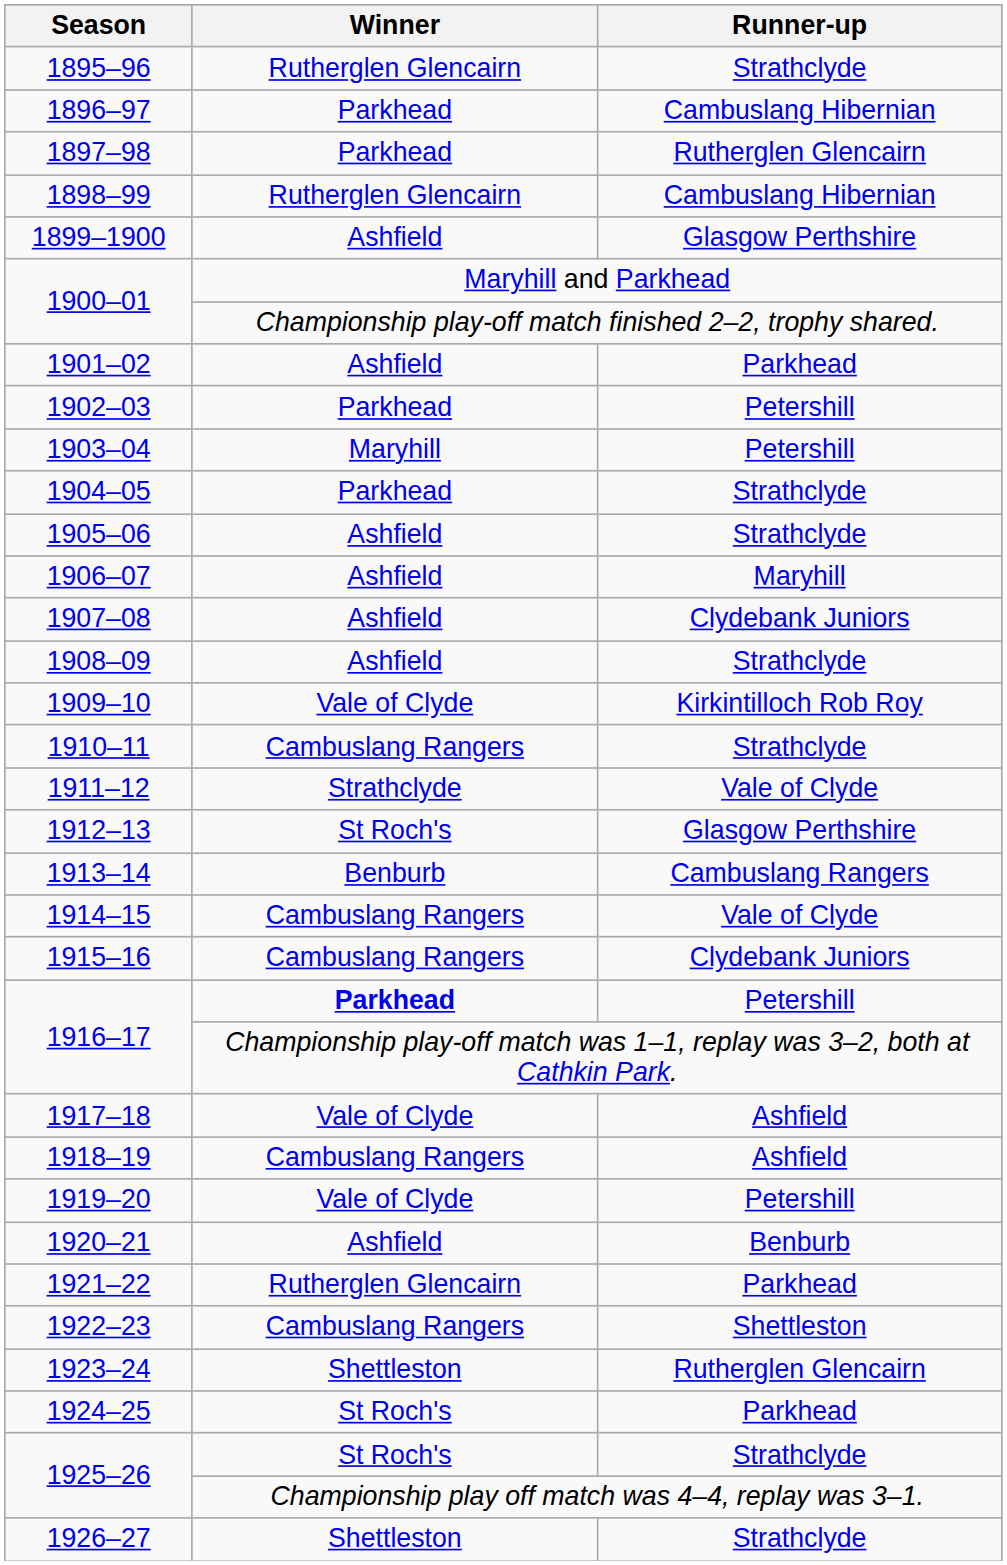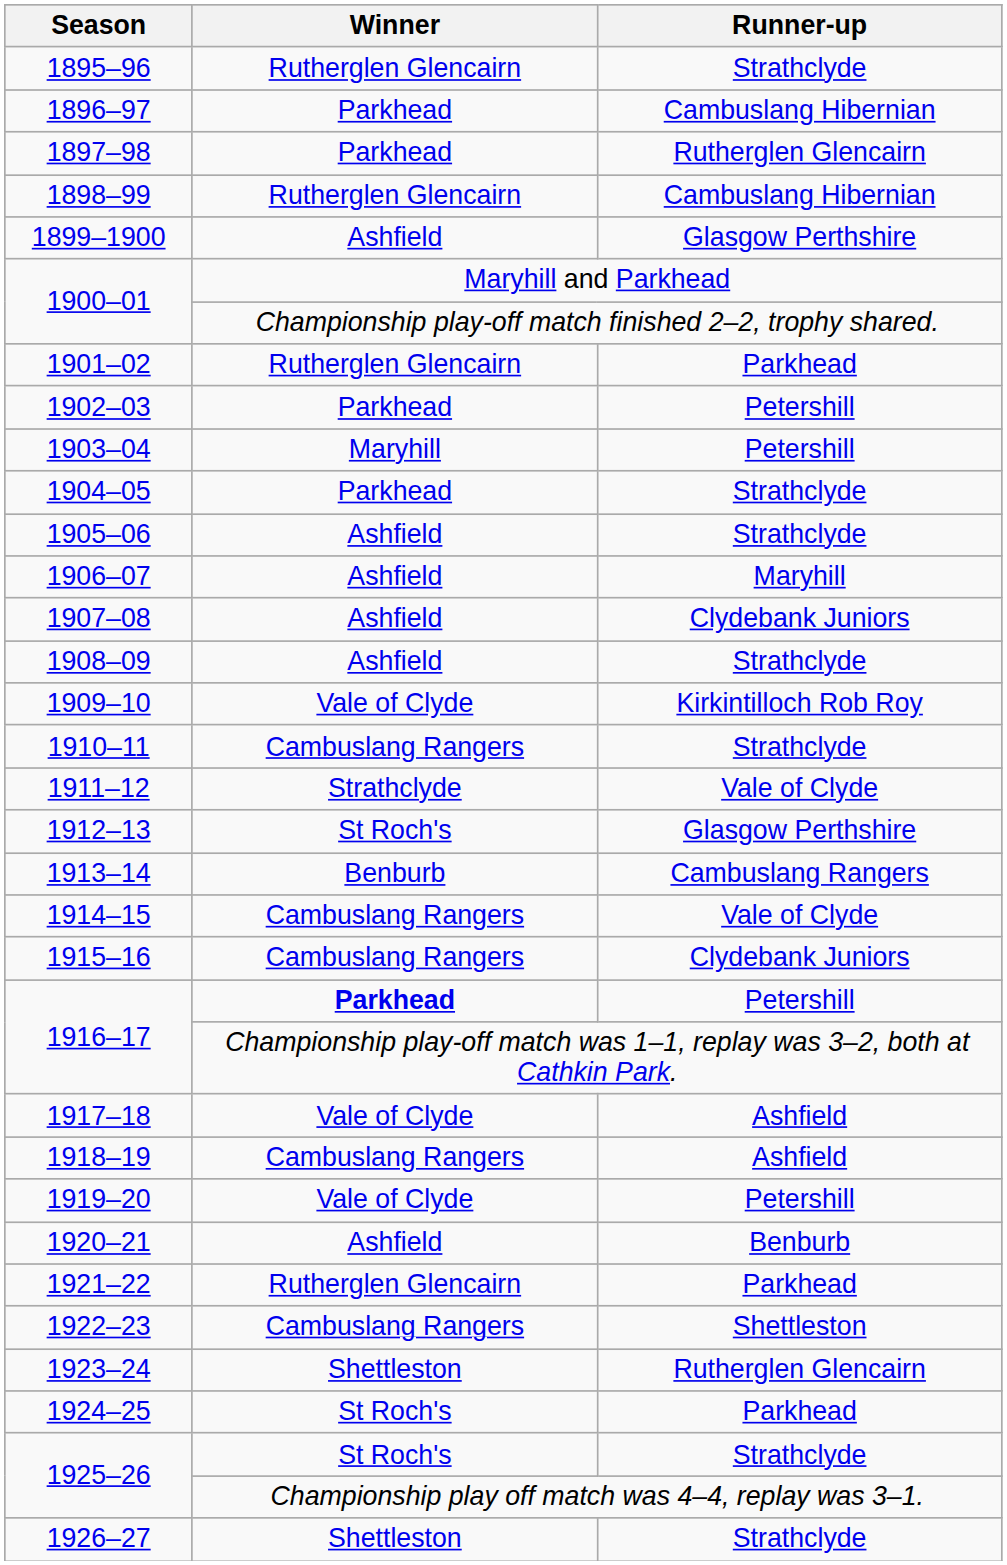(395, 364) Ashfield -> (395, 364) Rutherglen Glencairn
